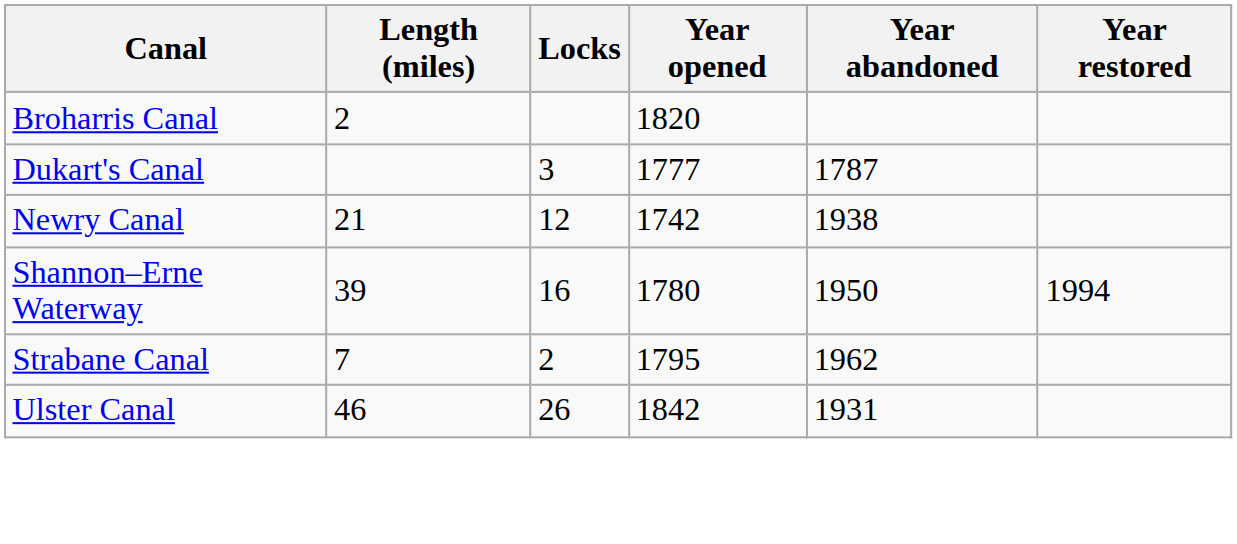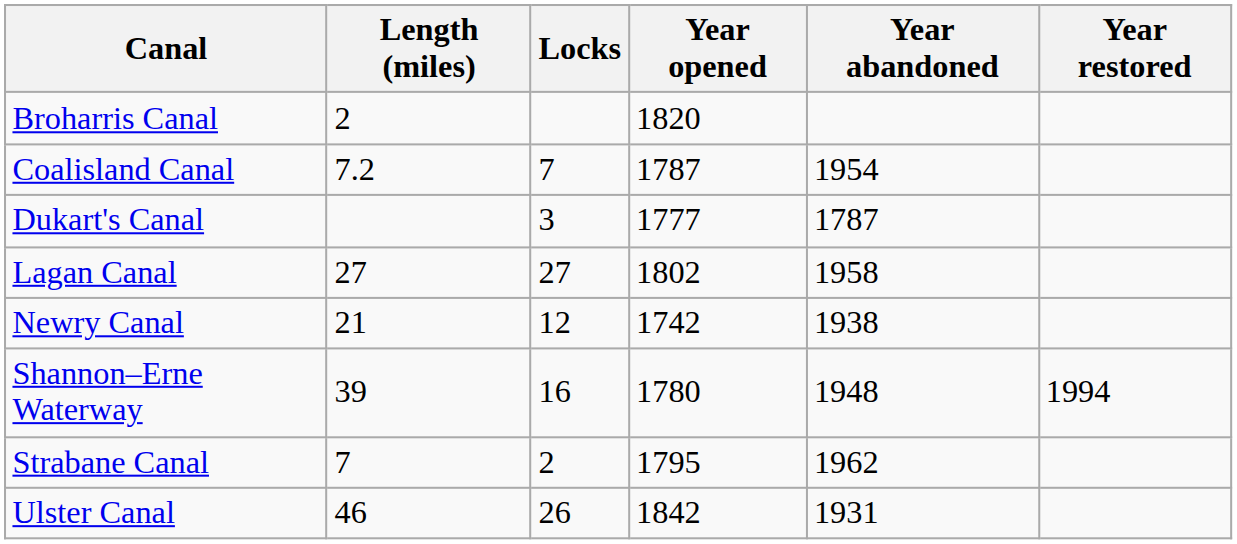+ row: (123, 169)
+ row: (95, 271)
(846, 289) 1950 -> (846, 392) 1948
